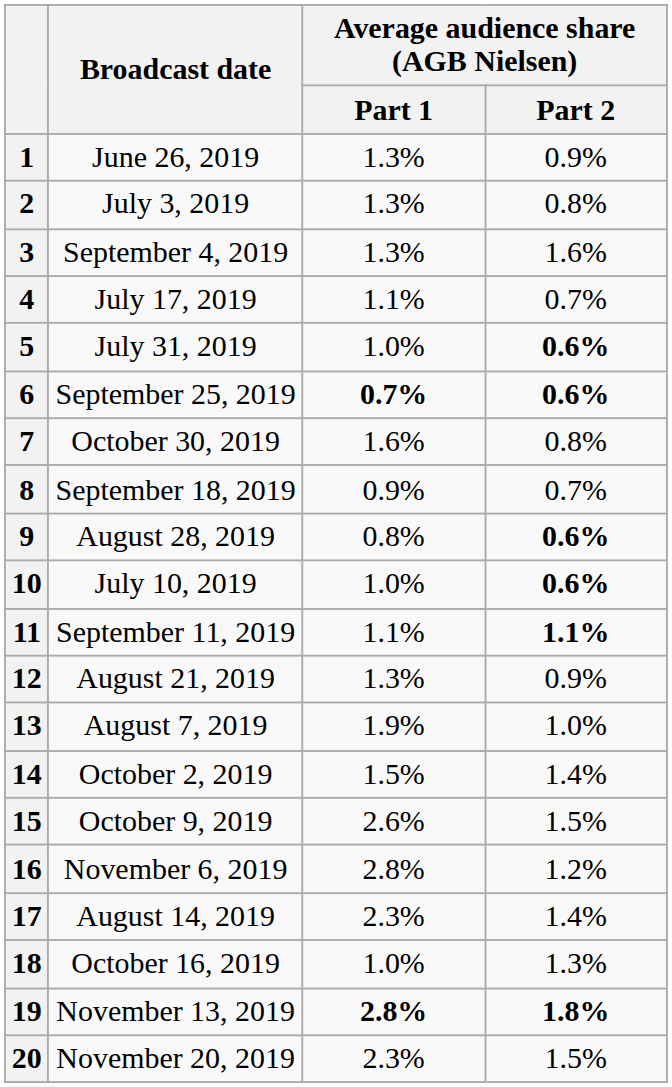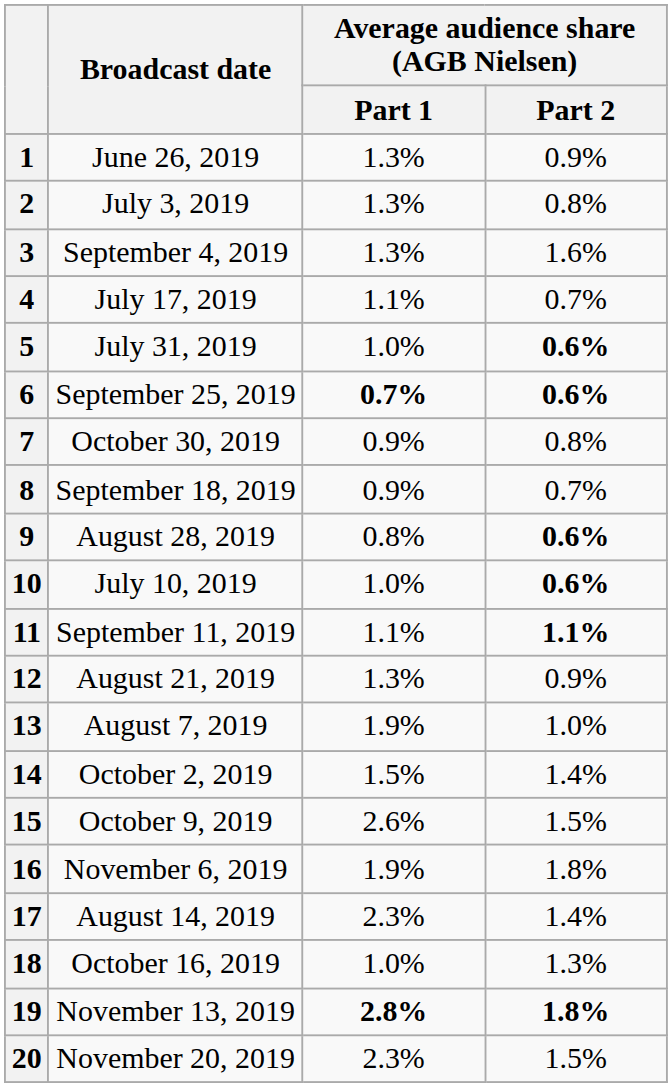(394, 441) 1.6% -> (394, 441) 0.9%
(394, 868) 2.8% -> (394, 868) 1.9%
(576, 868) 1.2% -> (576, 868) 1.8%
